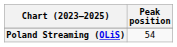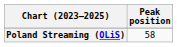(150, 35) 54 -> (150, 35) 58
